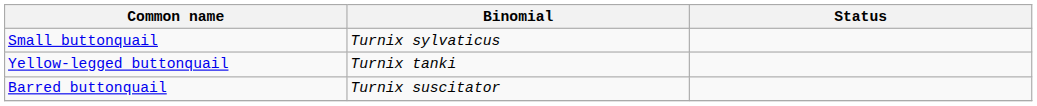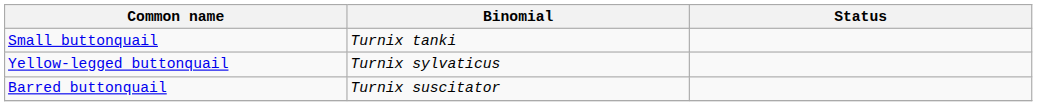(425, 40) Turnix sylvaticus -> (403, 40) Turnix tanki
(403, 64) Turnix tanki -> (425, 64) Turnix sylvaticus
